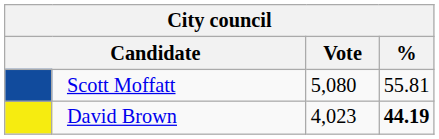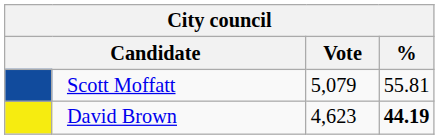(334, 85) 5,080 -> (334, 85) 5,079
(334, 117) 4,023 -> (334, 117) 4,623
